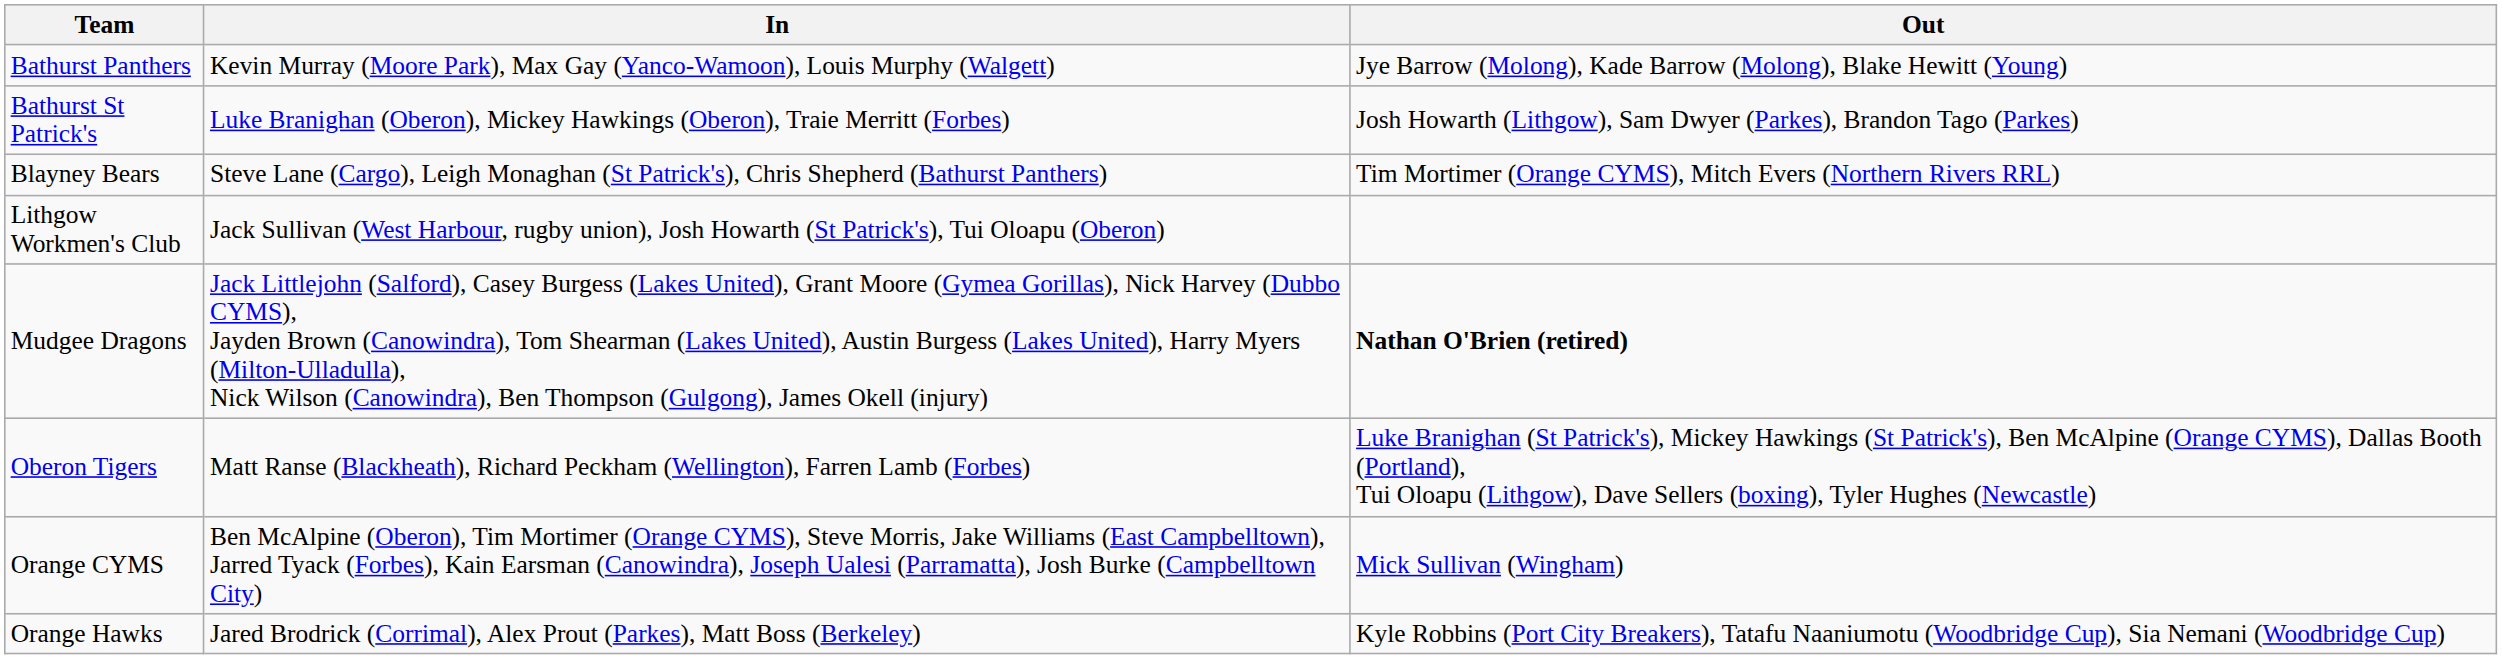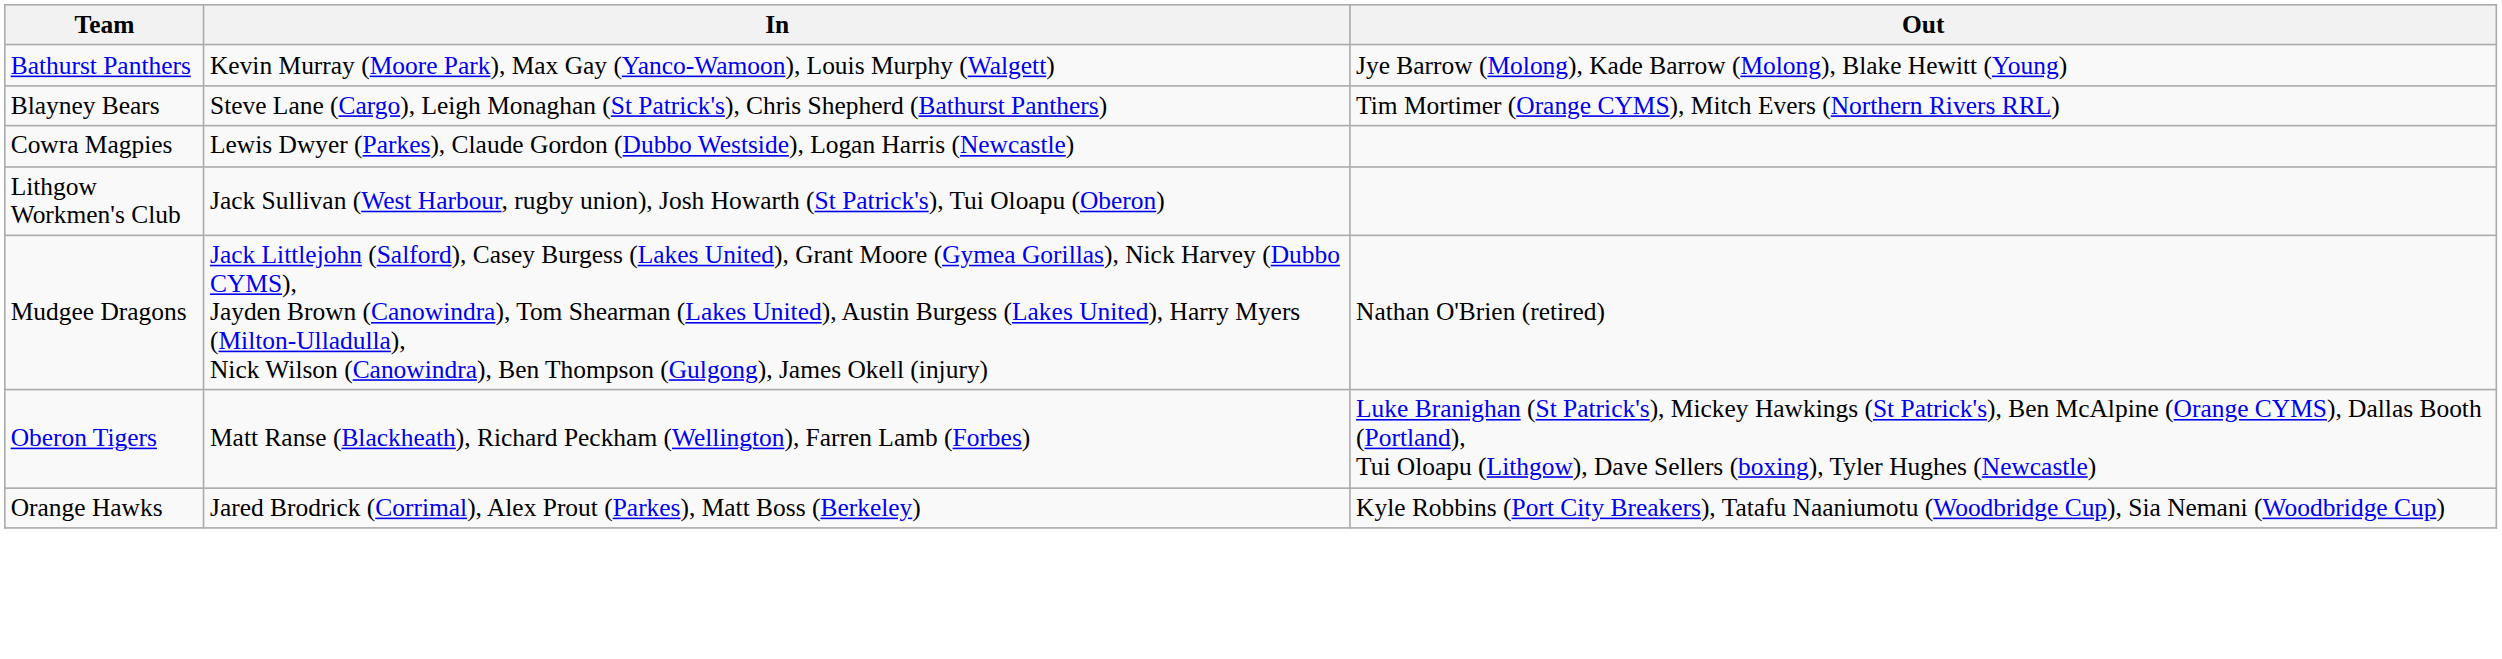- row: (68, 119)
+ row: (92, 145)
(1492, 340) bold -> (1481, 312) normal
- row: (87, 564)
